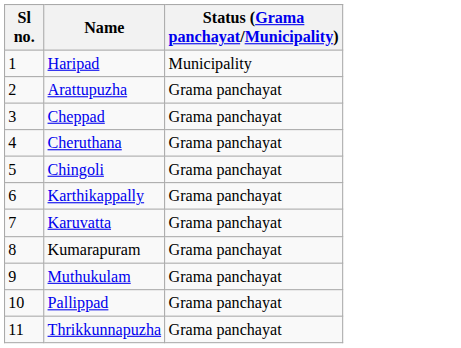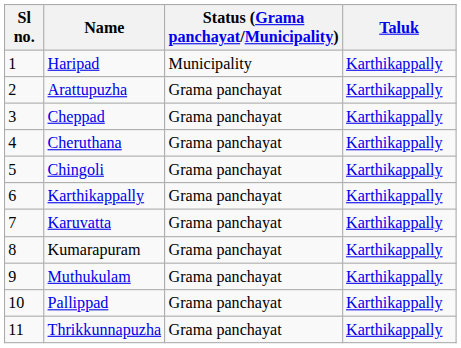+ column: (399, 27)
